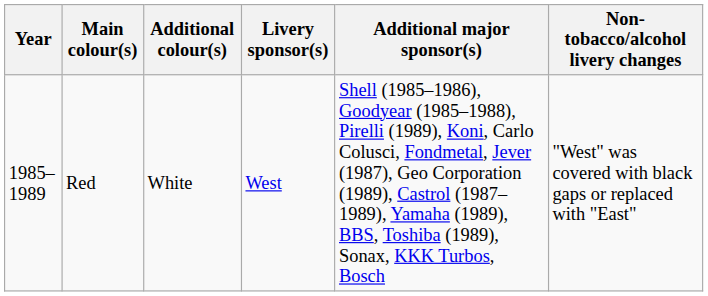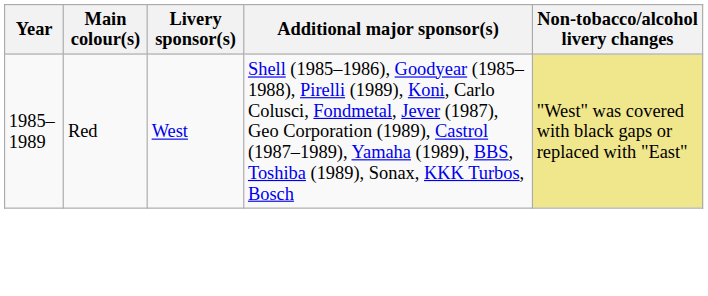- column: (192, 39)
(622, 182) no background -> (612, 131) khaki background
